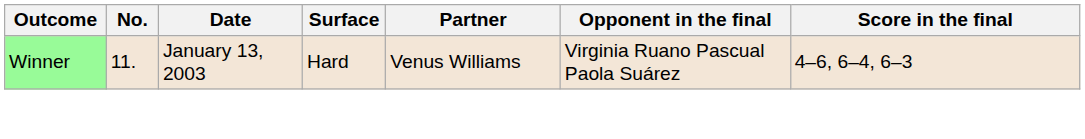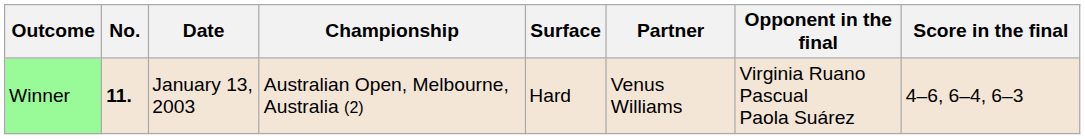+ column: (392, 30)
(123, 62) normal -> (119, 95) bold
